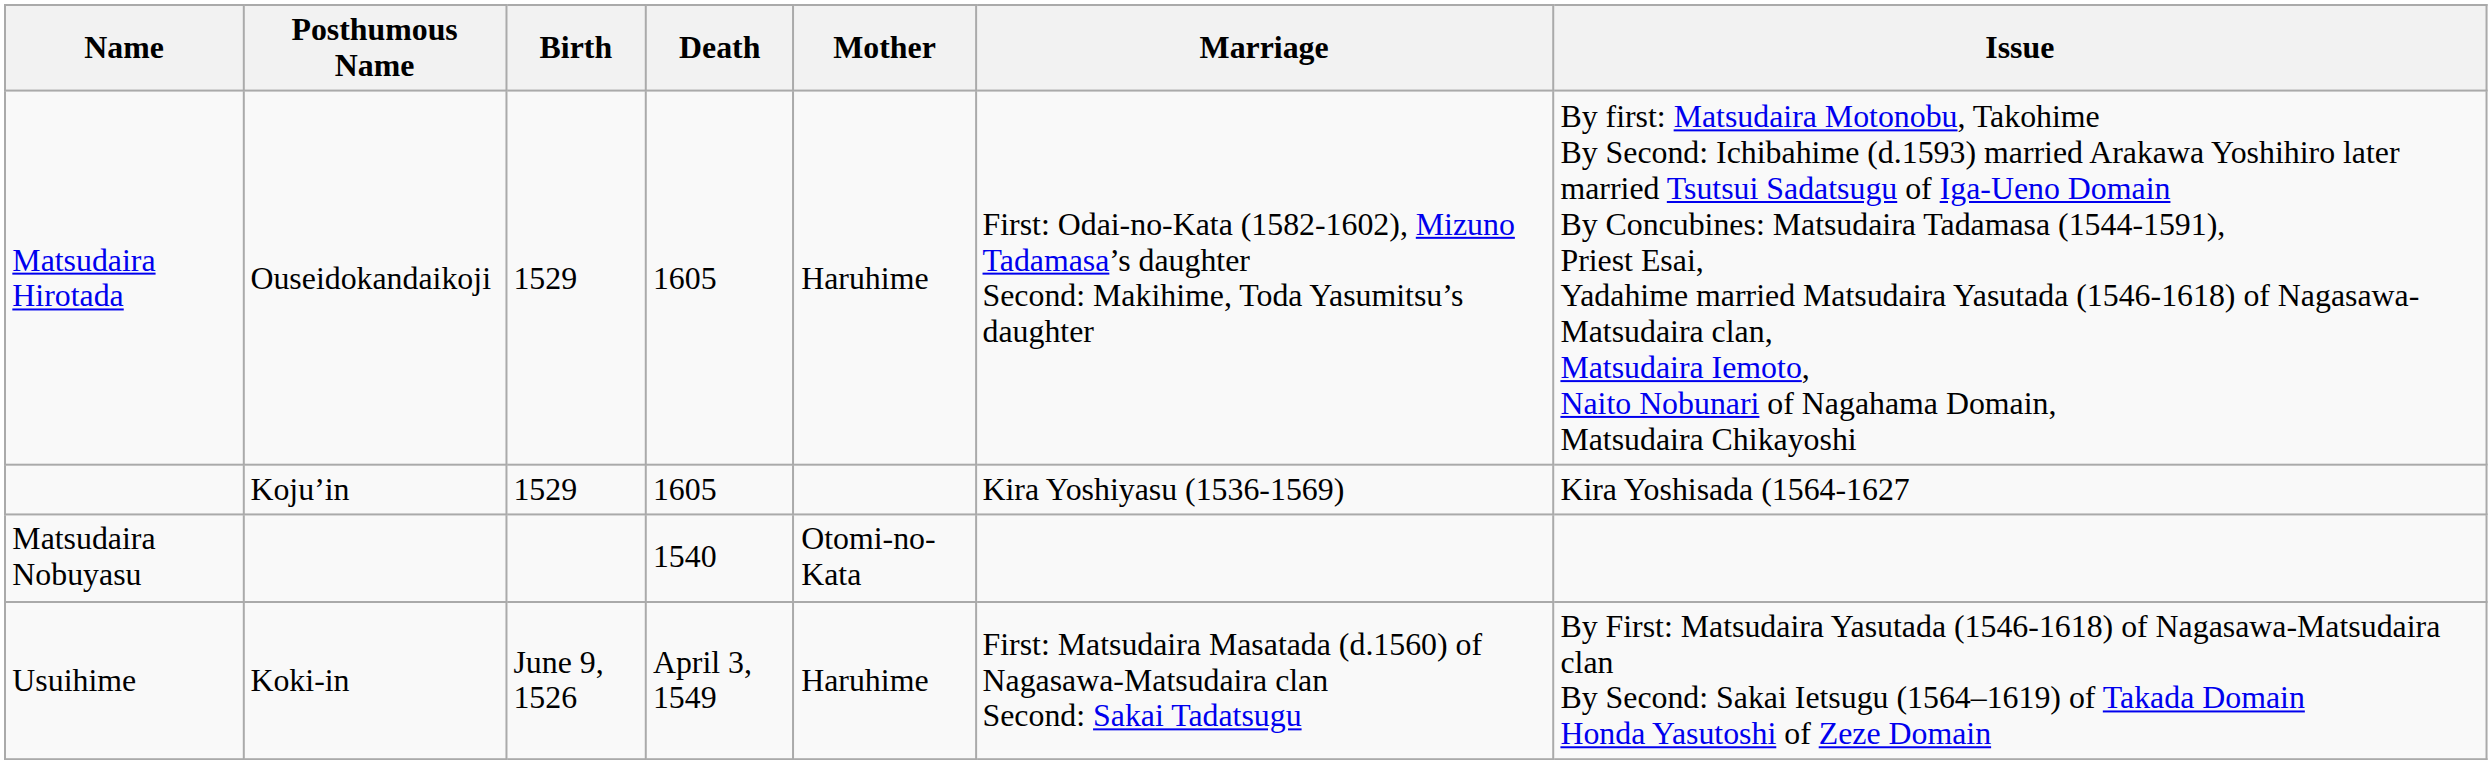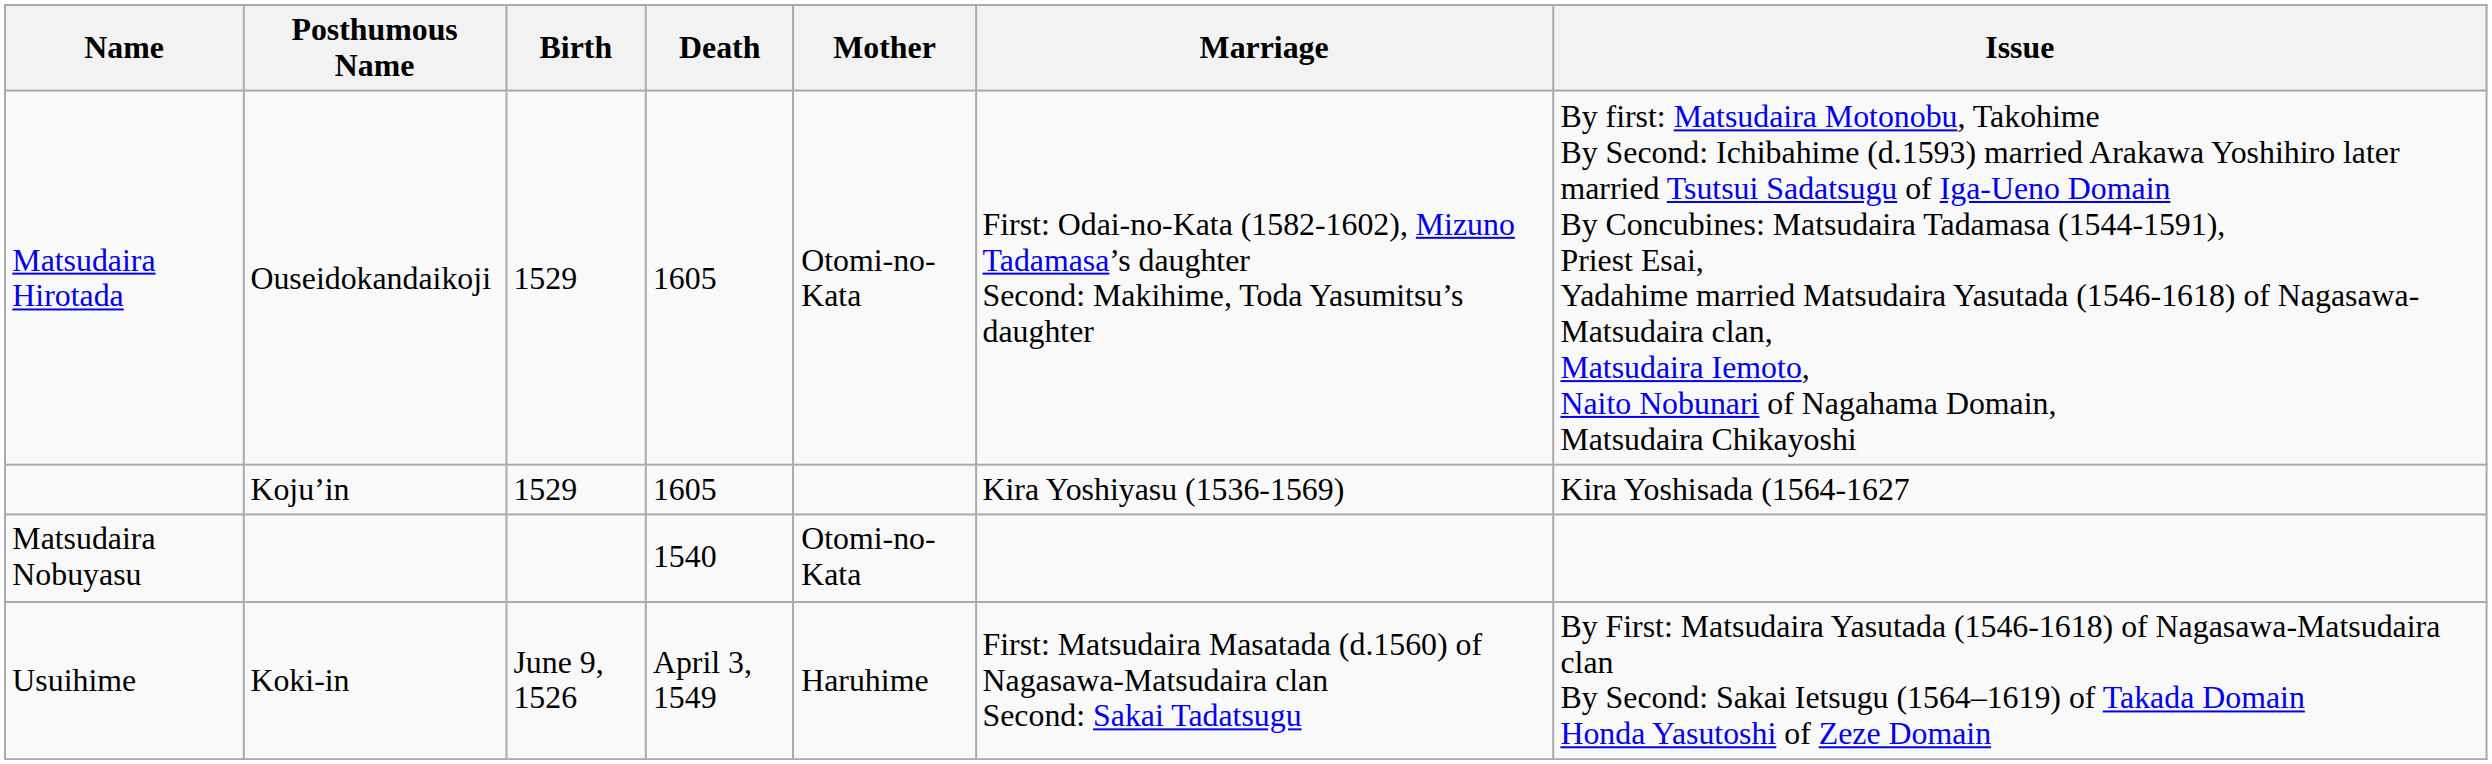(865, 277) Haruhime -> (868, 277) Otomi-no-Kata
